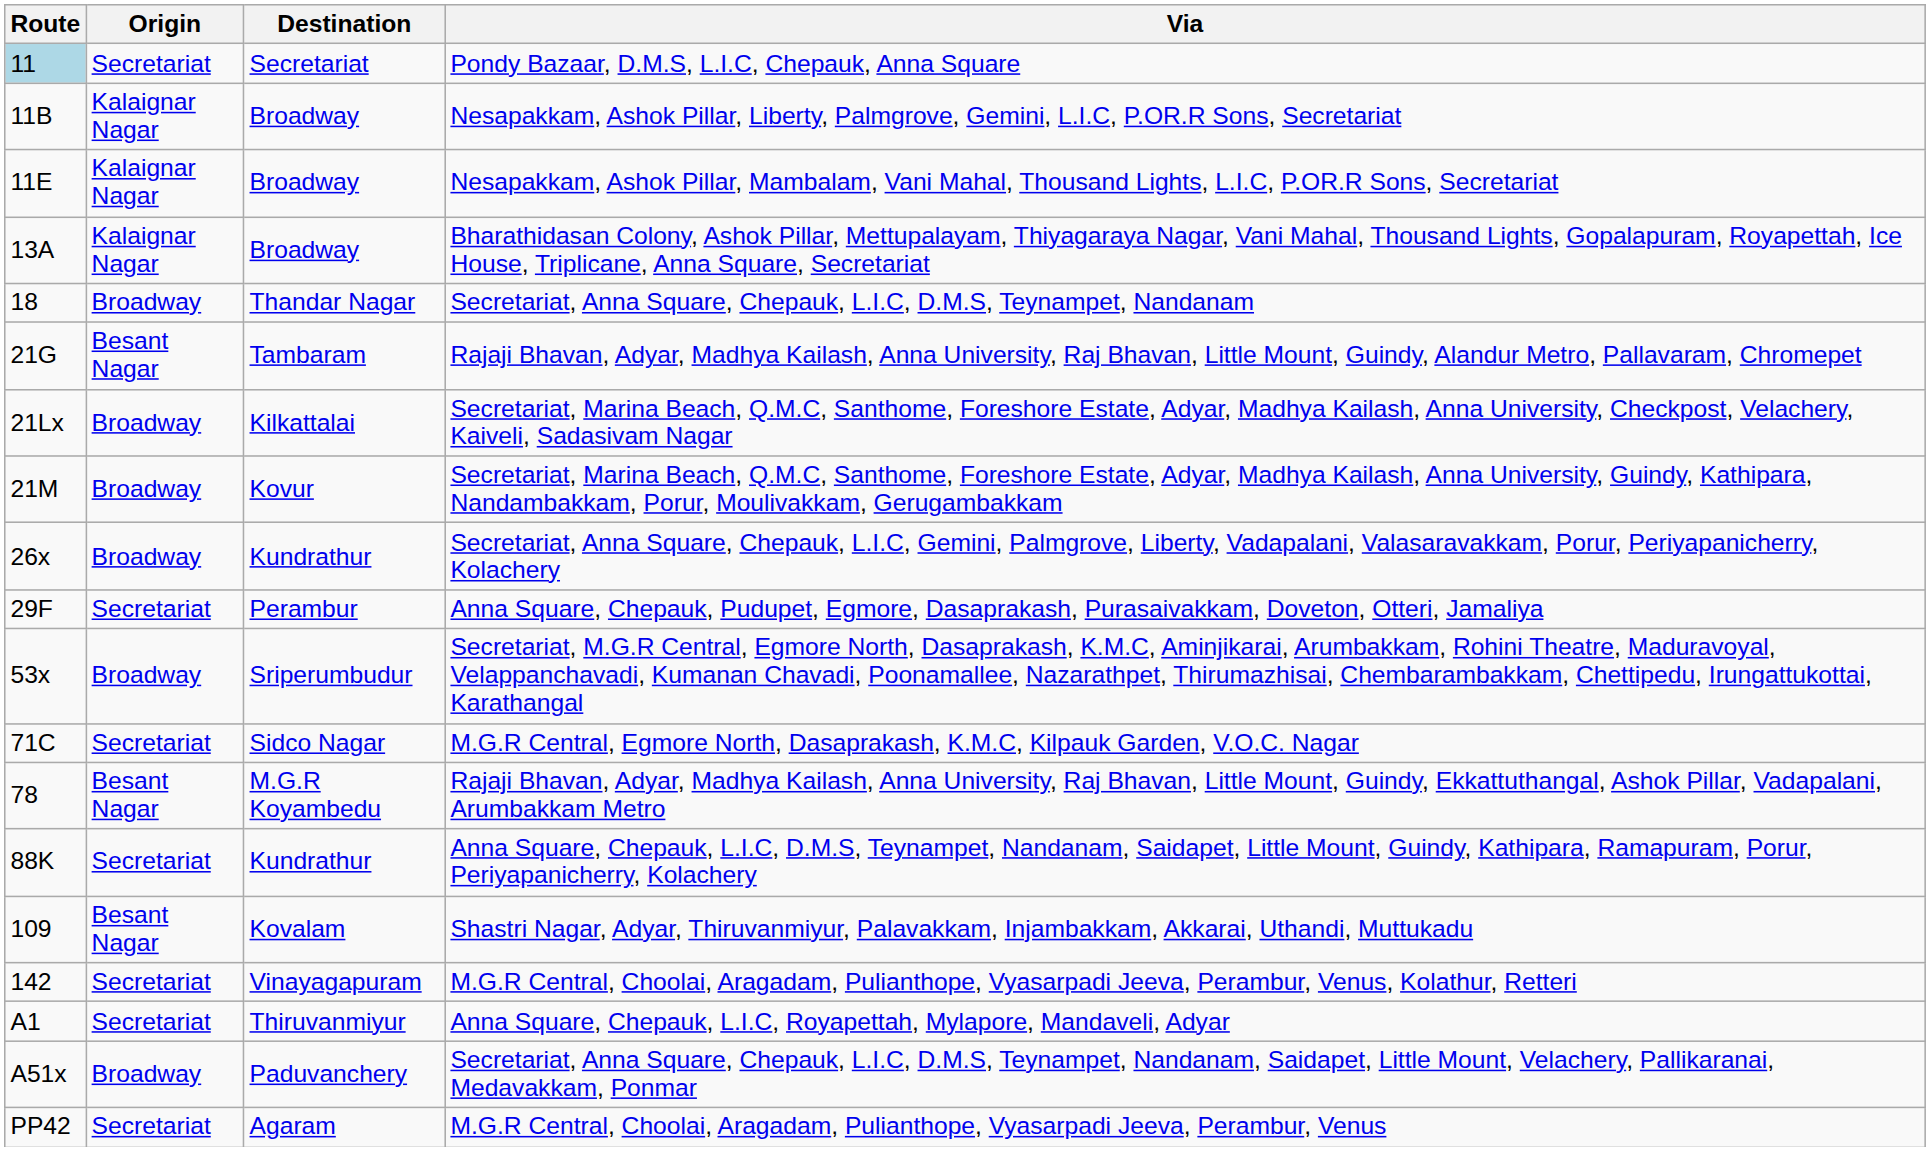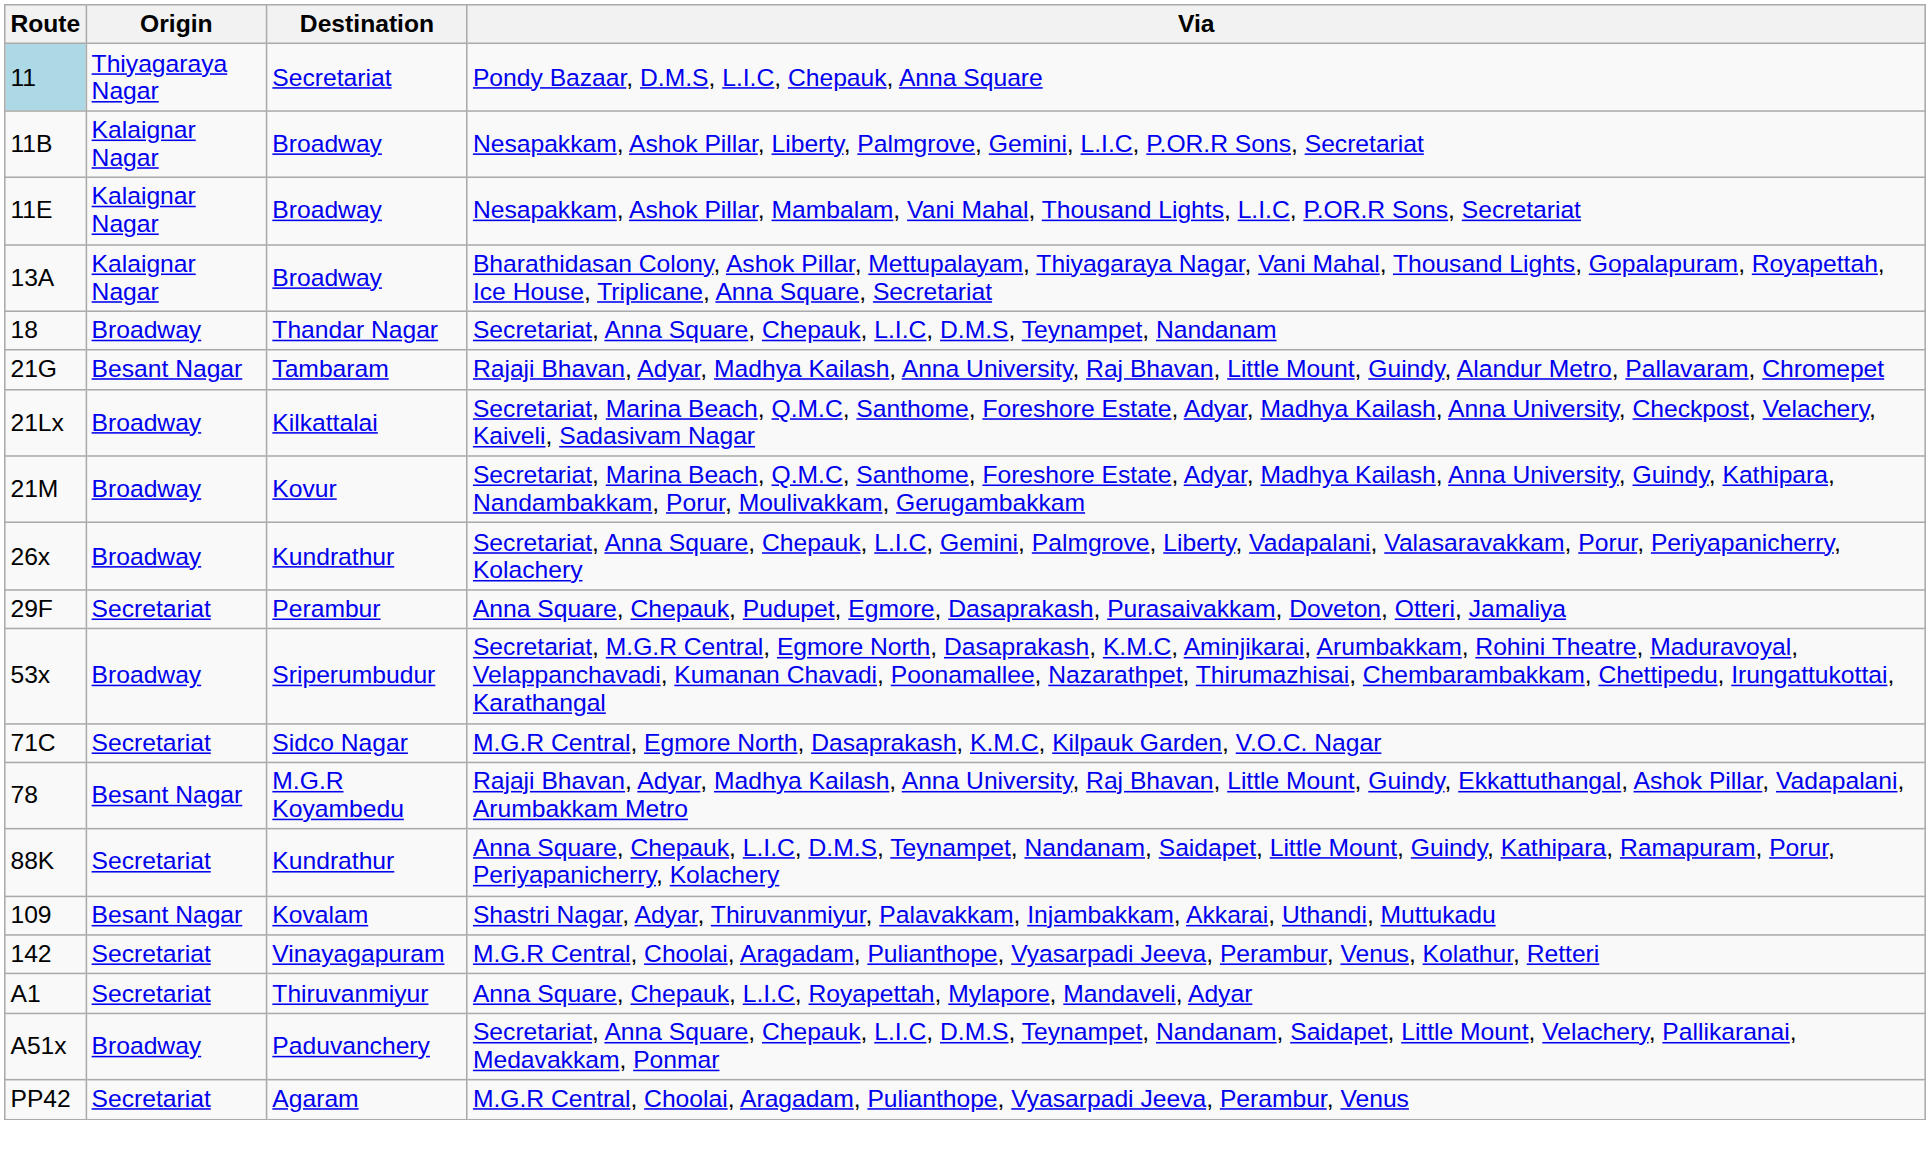(151, 63) Secretariat -> (159, 76) Thiyagaraya Nagar
